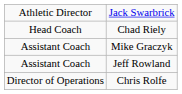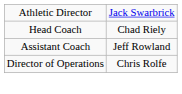- row: (142, 47)
